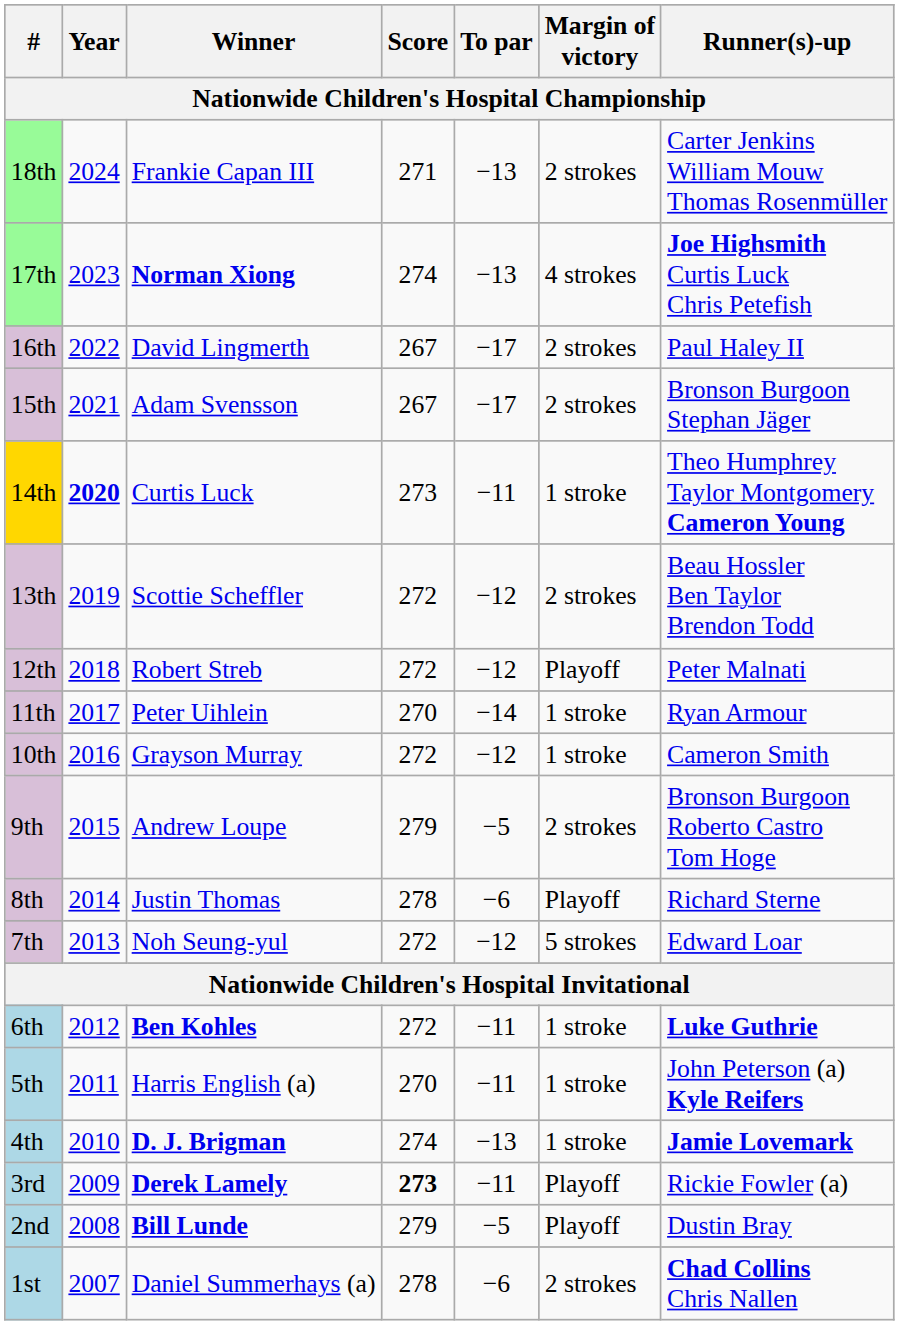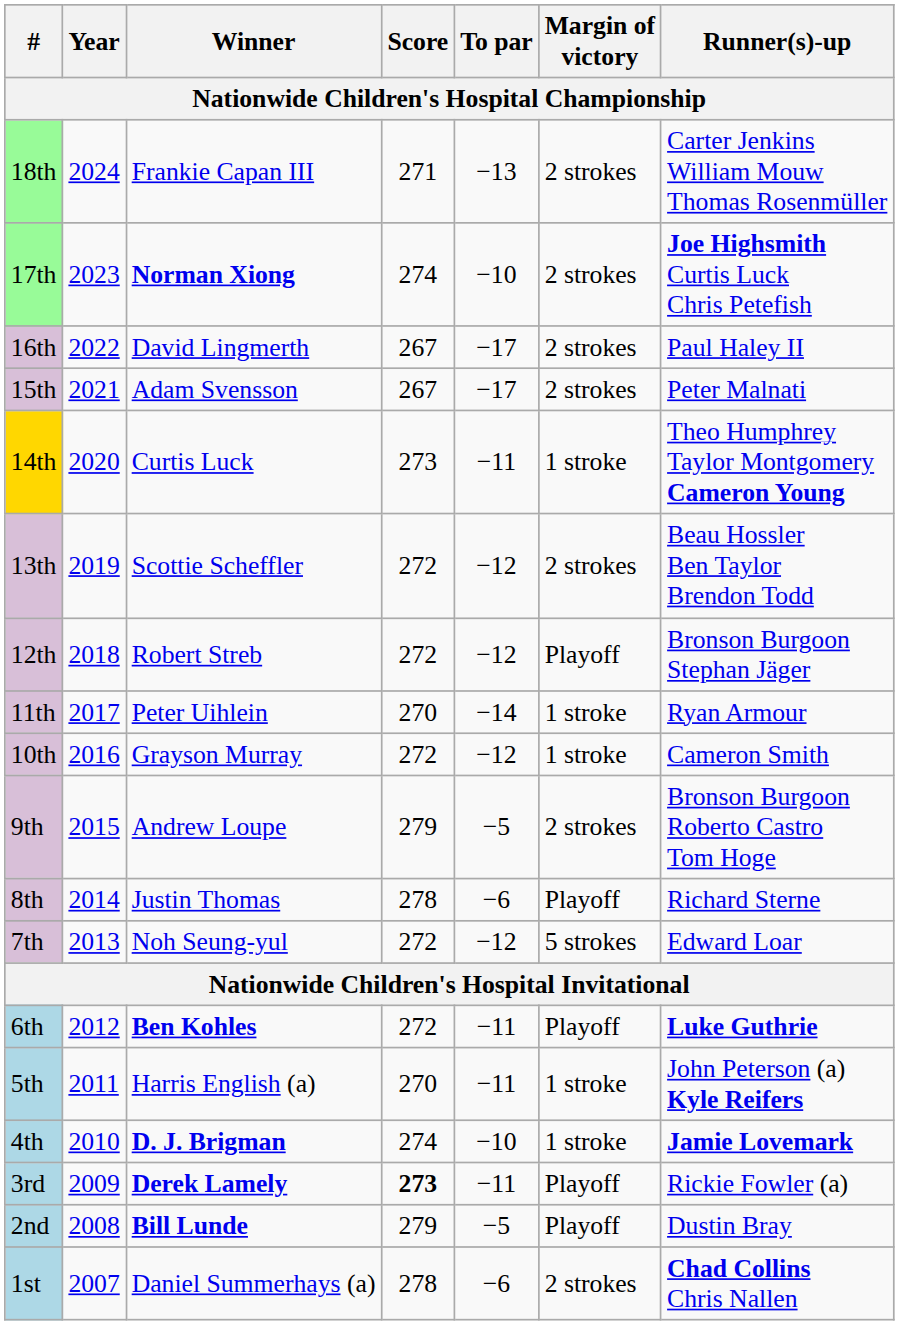(496, 274) −13 -> (496, 274) −10
(591, 274) 4 strokes -> (591, 274) 2 strokes
(758, 404) Bronson Burgoon Stephan Jäger -> (737, 389) Peter Malnati
(94, 492) bold -> (94, 462) normal
(737, 668) Peter Malnati -> (758, 653) Bronson Burgoon Stephan Jäger
(586, 1026) 1 stroke -> (582, 1026) Playoff
(496, 1141) −13 -> (496, 1141) −10
